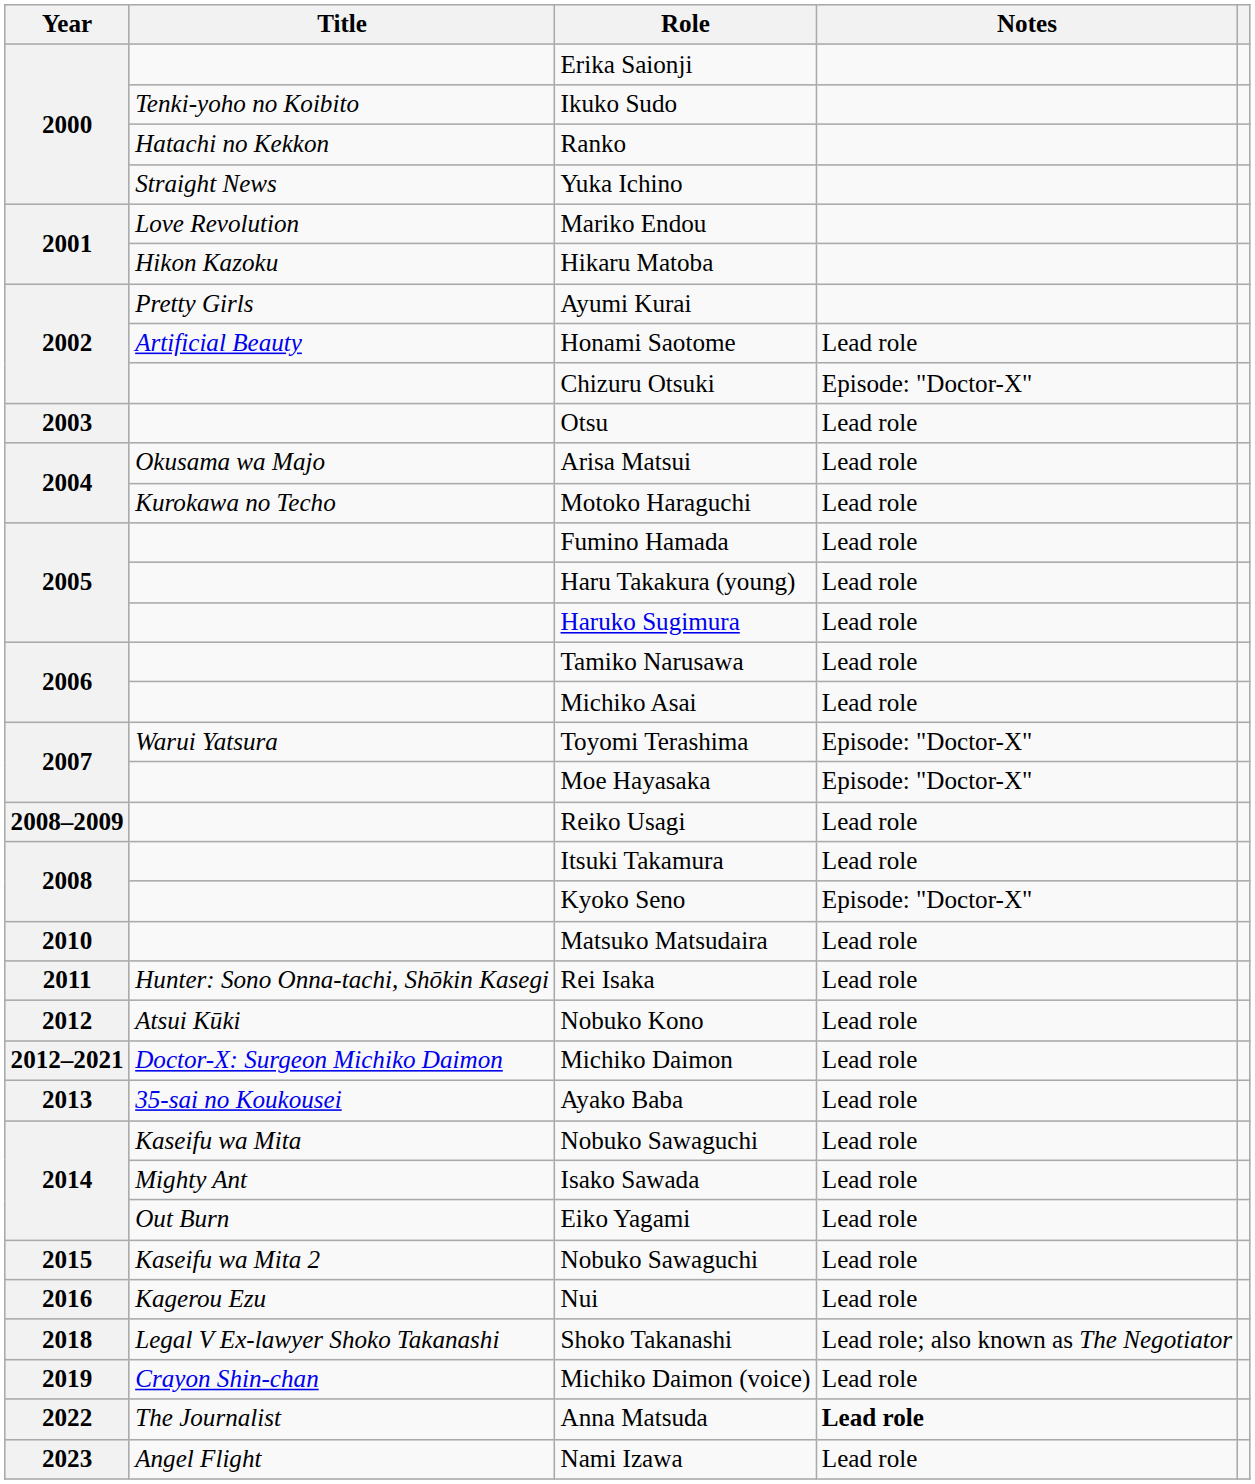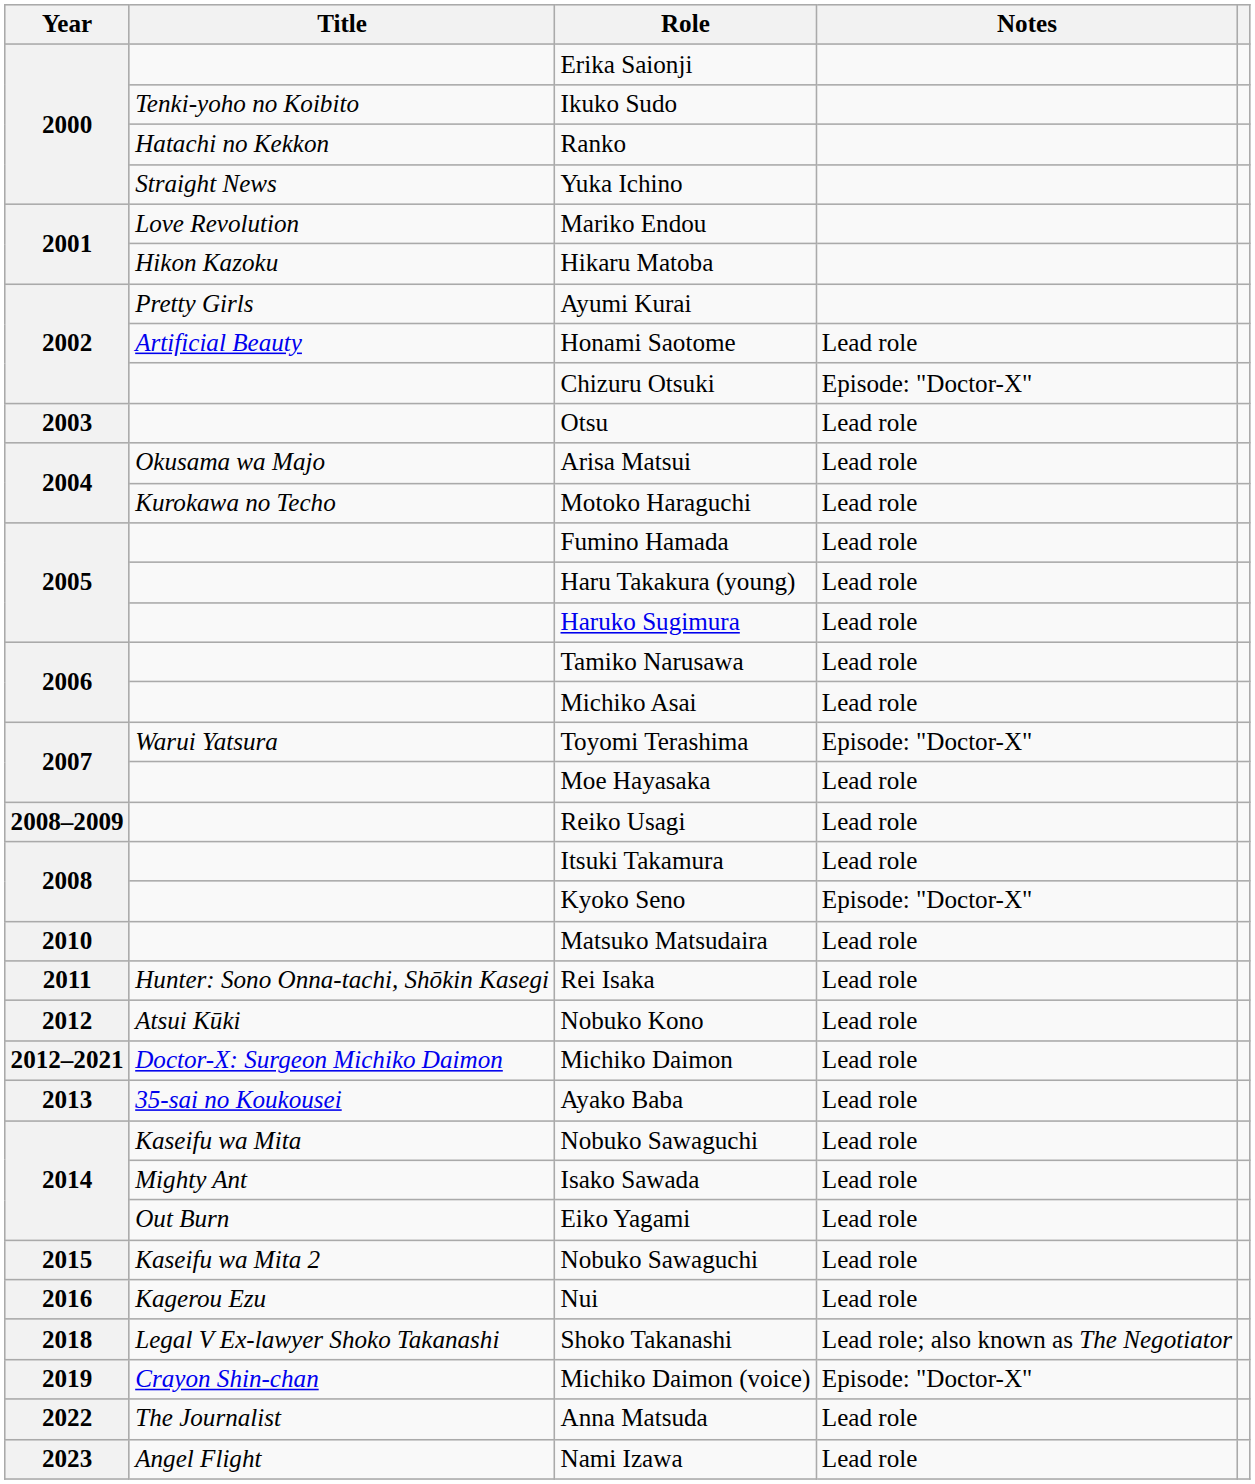(927, 781) Episode: "Doctor-X" -> (870, 781) Lead role
(870, 1378) Lead role -> (927, 1378) Episode: "Doctor-X"
(873, 1418) bold -> (870, 1418) normal
